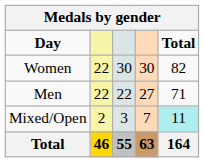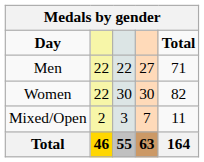rows swapped: (48, 68) <-> (48, 93)
(179, 118) paleturquoise background -> (179, 118) no background
